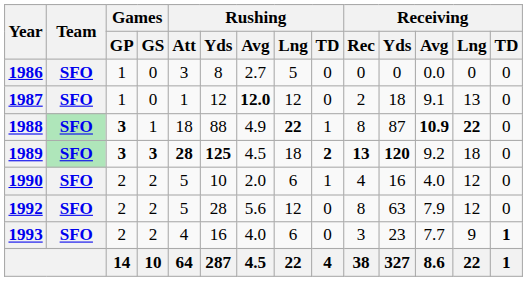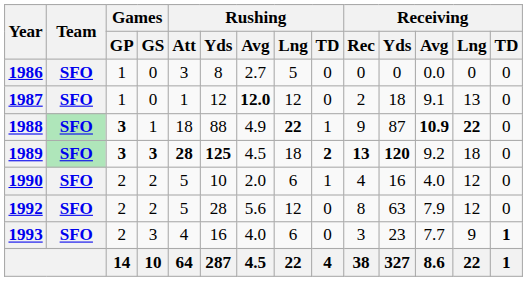(361, 126) 8 -> (361, 126) 9
(153, 235) 2 -> (153, 235) 3
